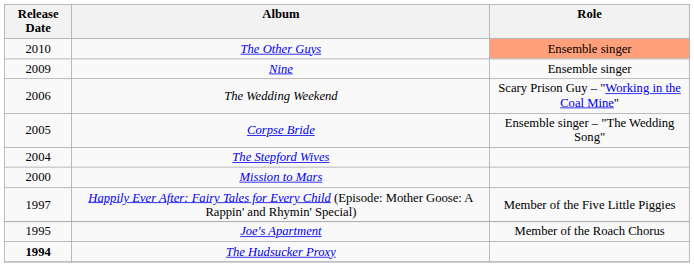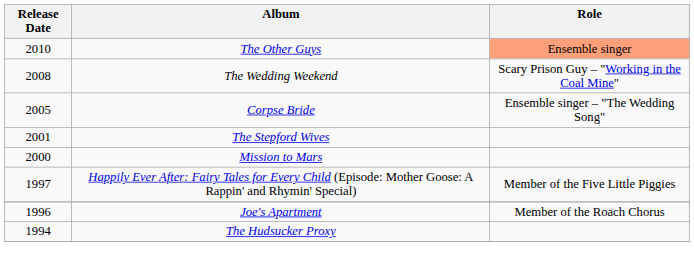- row: (281, 68)
(38, 95) 2006 -> (38, 75) 2008
(38, 157) 2004 -> (38, 137) 2001
(38, 231) 1995 -> (38, 211) 1996
(38, 251) bold -> (38, 231) normal
